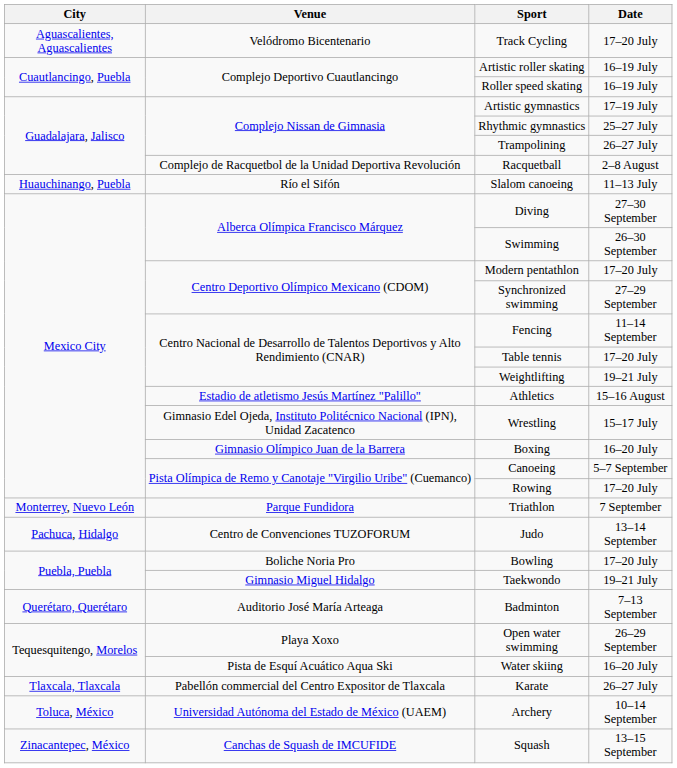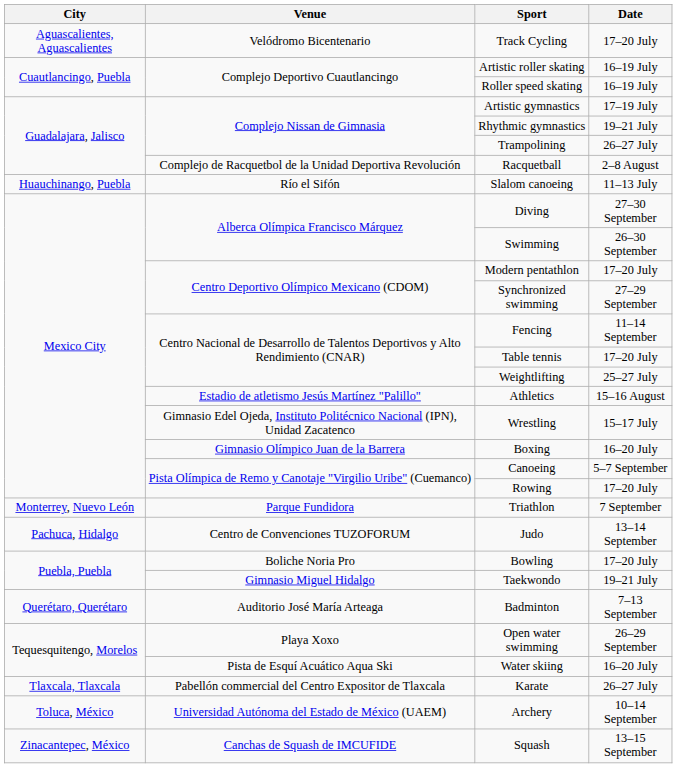(630, 125) 25–27 July -> (630, 125) 19–21 July
(630, 376) 19–21 July -> (630, 376) 25–27 July
